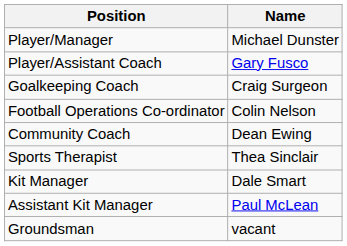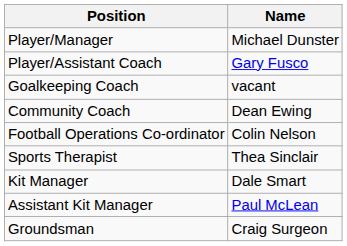(279, 87) Craig Surgeon -> (253, 87) vacant
rows swapped: (116, 110) <-> (69, 134)
(253, 228) vacant -> (279, 228) Craig Surgeon
